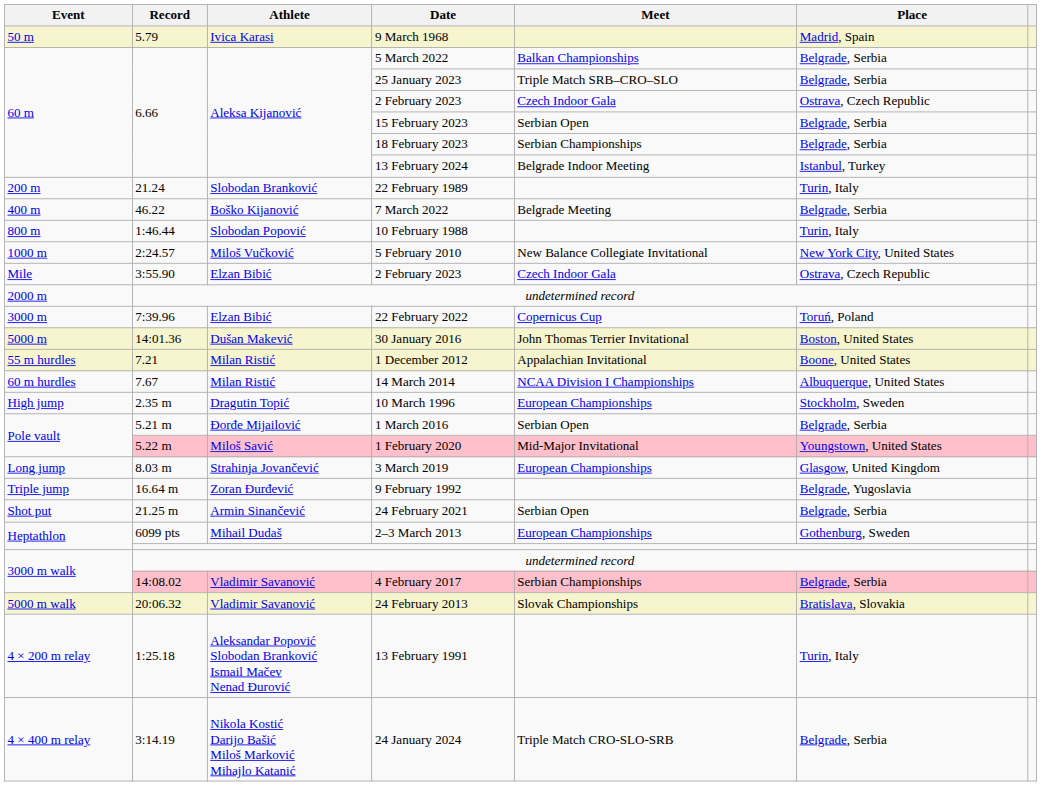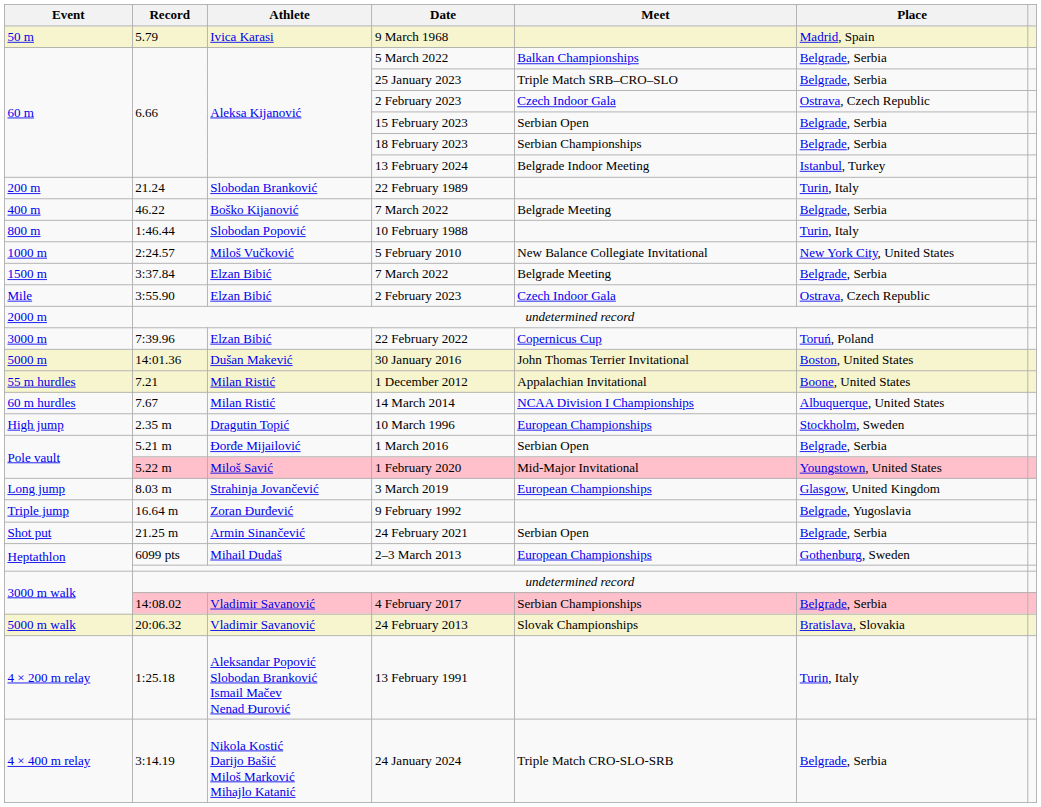+ row: (27, 274)
